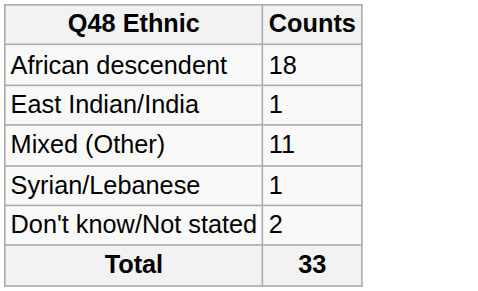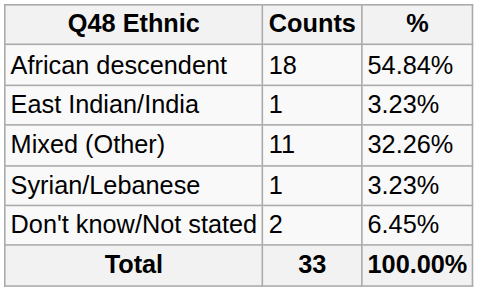+ column: (417, 24)
